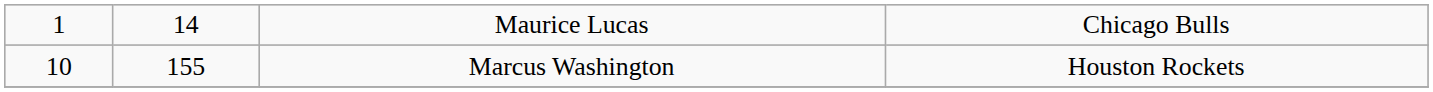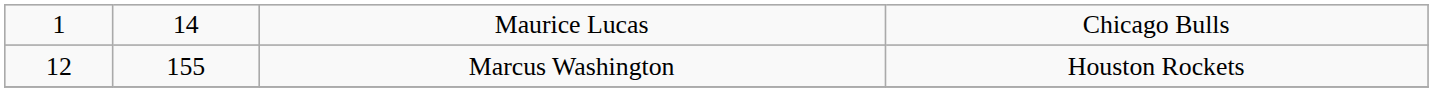(59, 65) 10 -> (59, 65) 12
